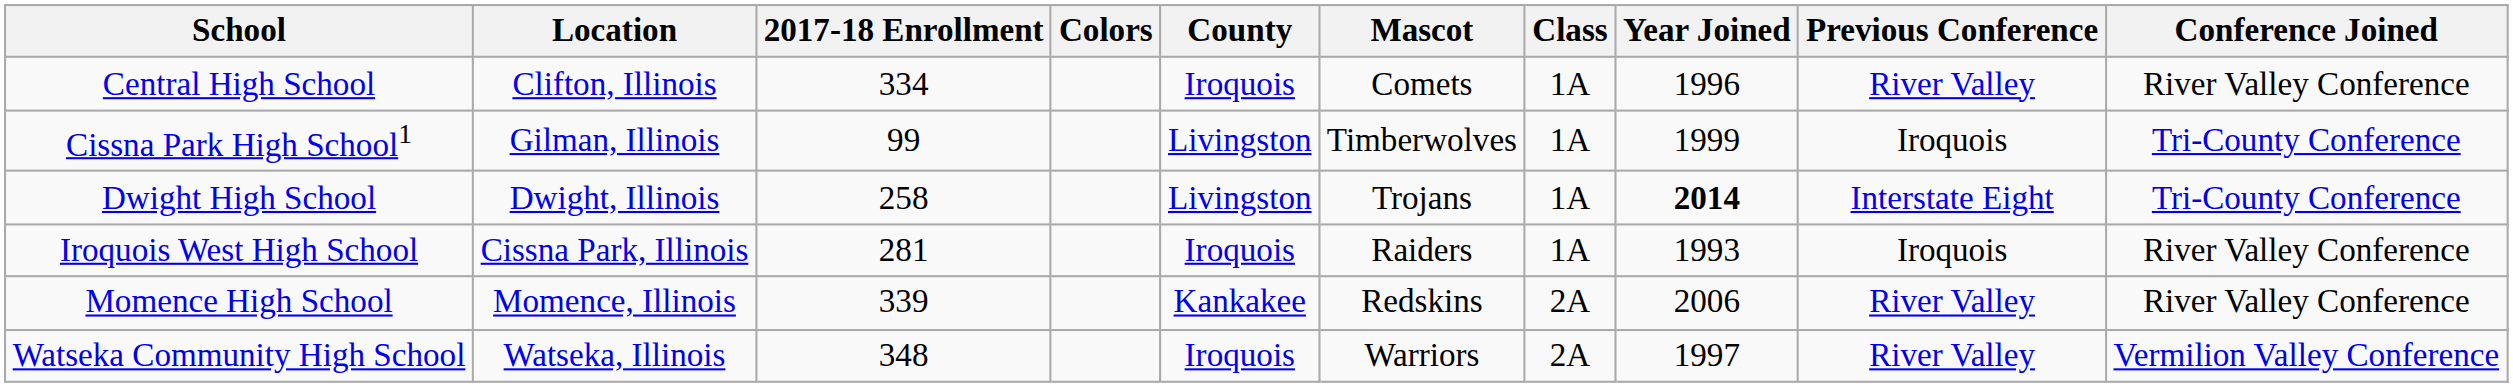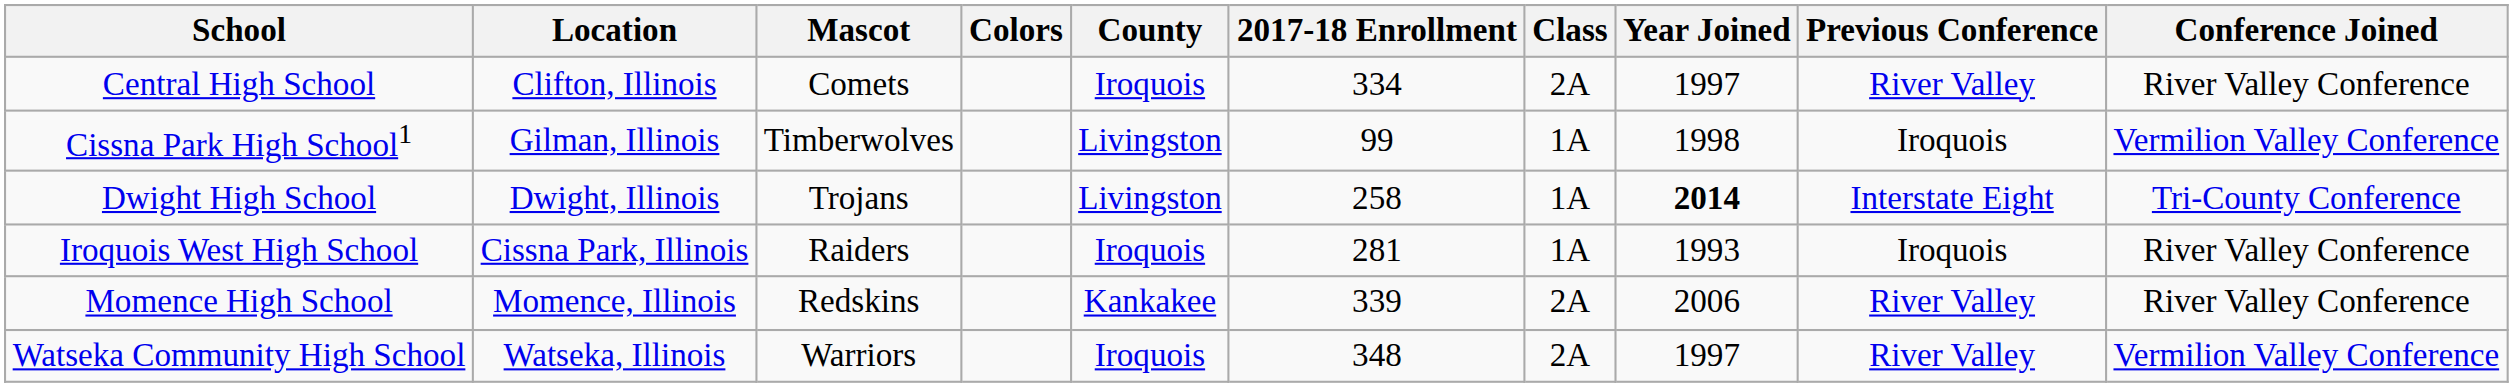columns swapped: (1422, 30) <-> (904, 30)
(1570, 83) 1A -> (1570, 83) 2A
(1707, 83) 1996 -> (1707, 83) 1997
(1707, 140) 1999 -> (1707, 140) 1998
(2306, 140) Tri-County Conference -> (2306, 140) Vermilion Valley Conference
